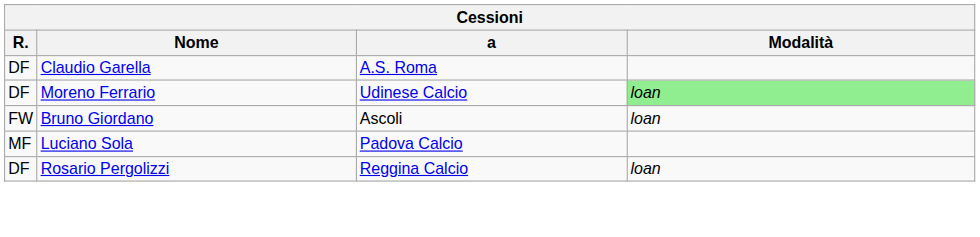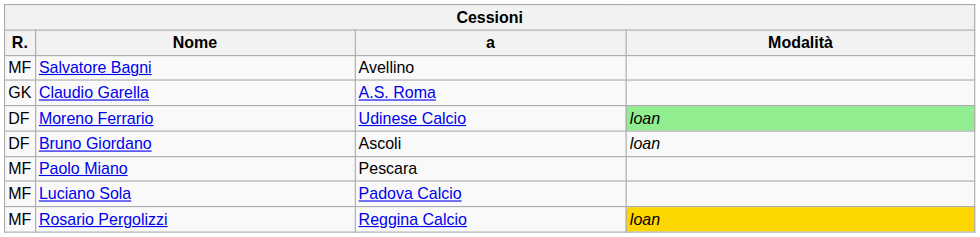+ row: (95, 68)
(19, 68) DF -> (20, 93) GK
(21, 119) FW -> (19, 144) DF
+ row: (83, 169)
(19, 169) DF -> (20, 220) MF
(646, 169) no background -> (645, 220) gold background
